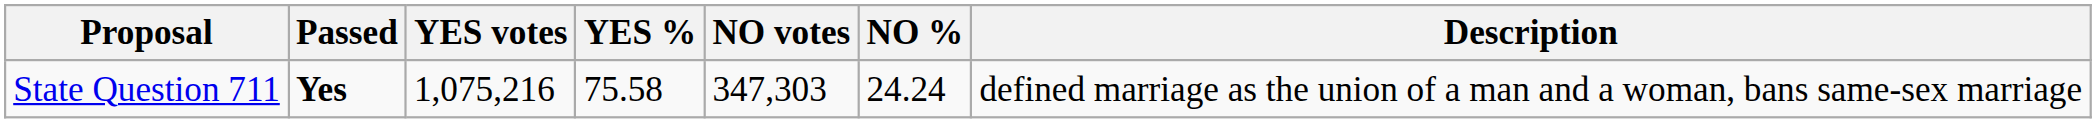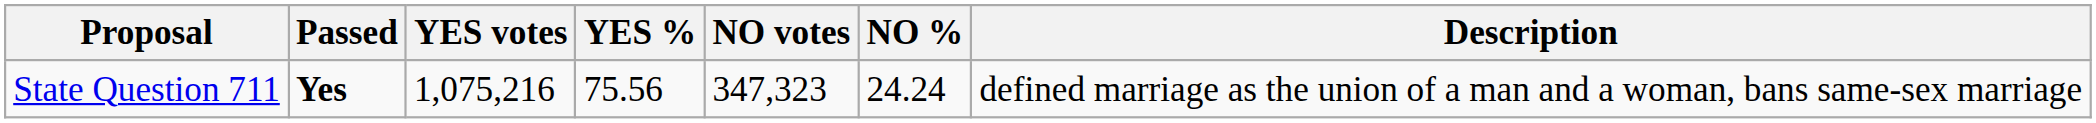(623, 88) 75.58 -> (623, 88) 75.56
(770, 88) 347,303 -> (770, 88) 347,323
